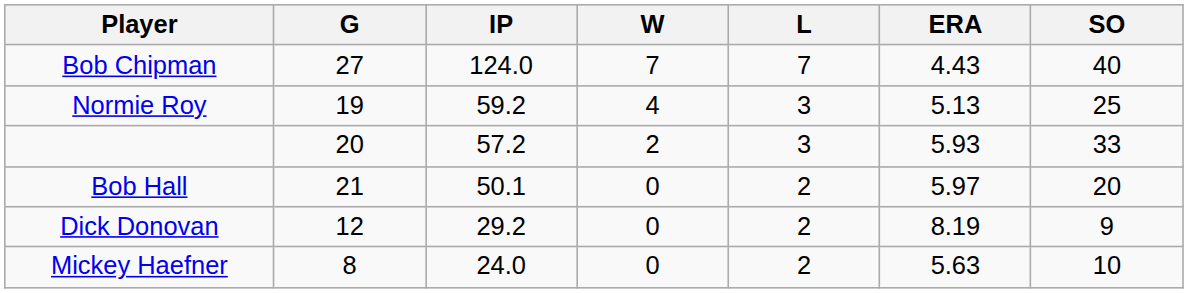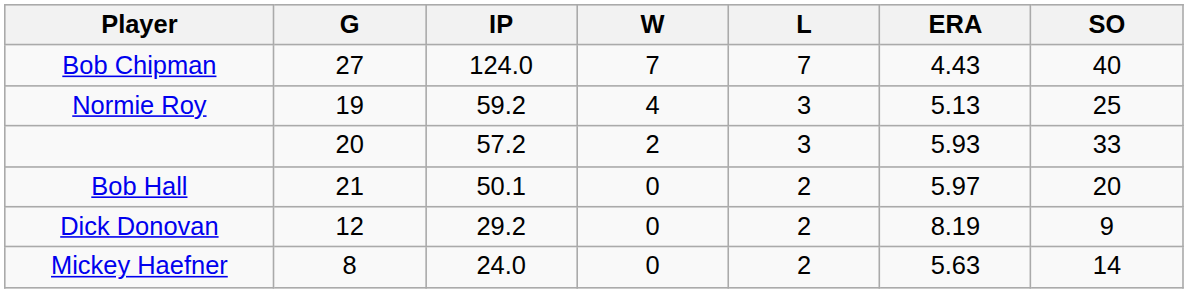(1107, 266) 10 -> (1107, 266) 14
